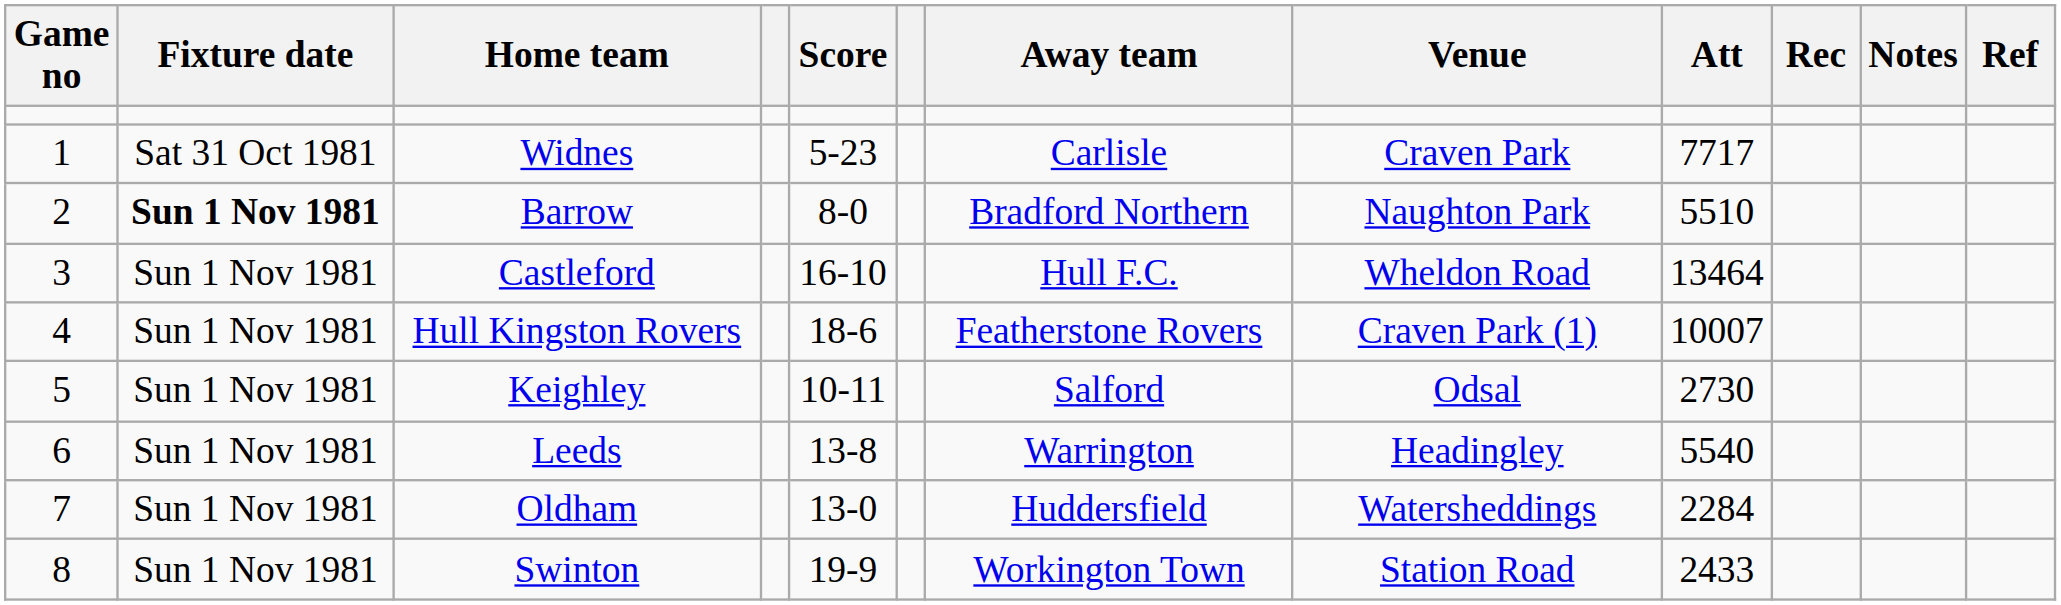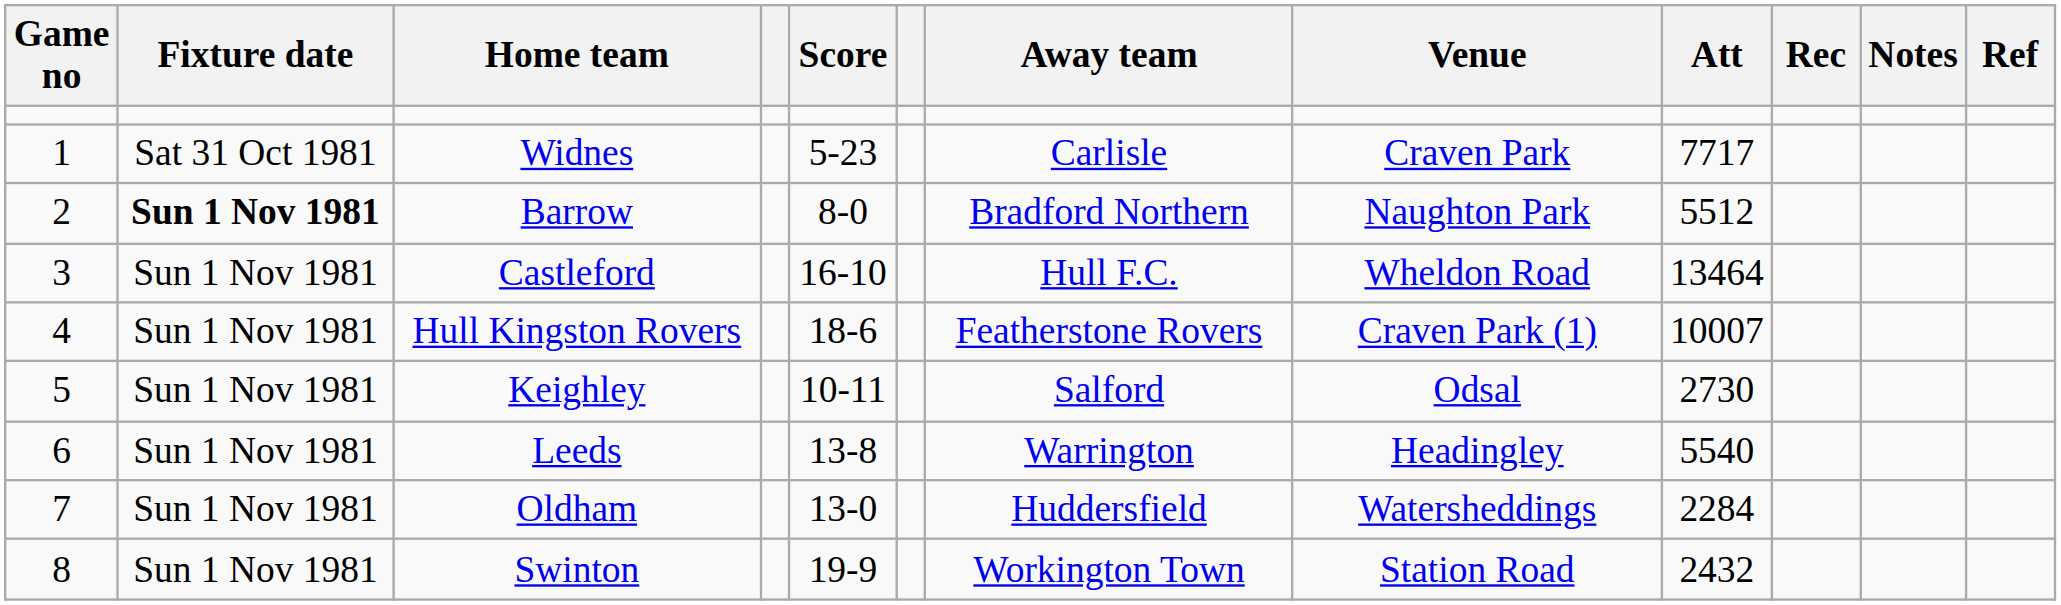(1717, 212) 5510 -> (1717, 212) 5512
(1717, 568) 2433 -> (1717, 568) 2432
